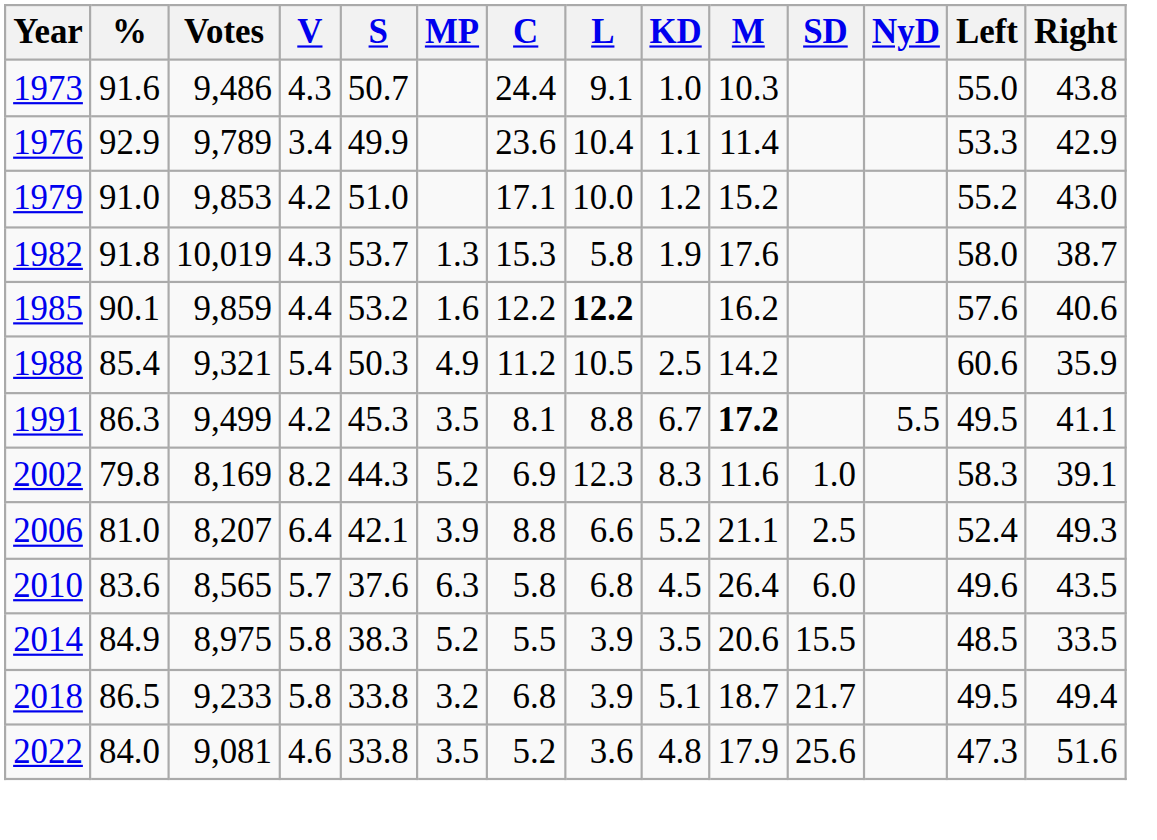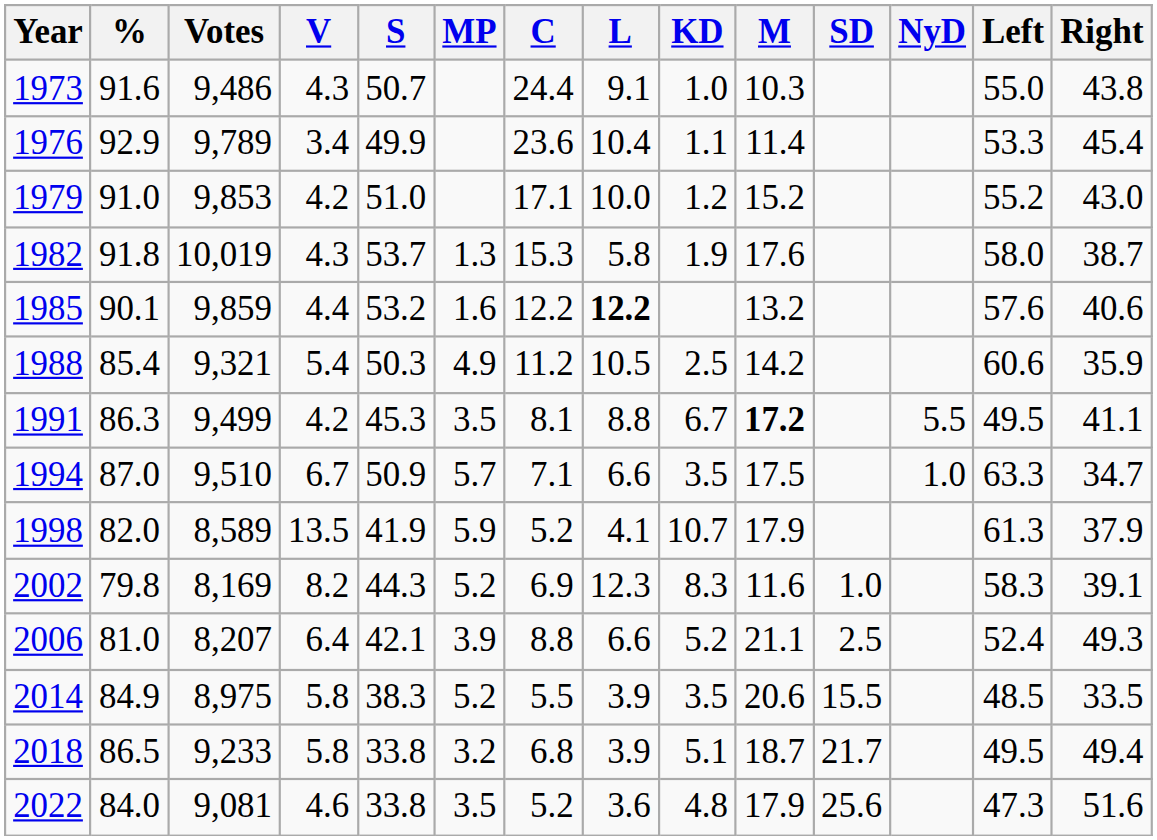(1087, 142) 42.9 -> (1113, 142) 45.4
(748, 308) 16.2 -> (774, 308) 13.2
+ row: (48, 474)
+ row: (48, 530)
- row: (48, 585)
